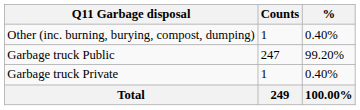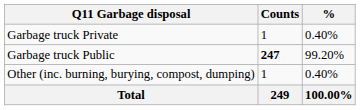rows swapped: (63, 74) <-> (131, 34)
(270, 54) normal -> (270, 54) bold
